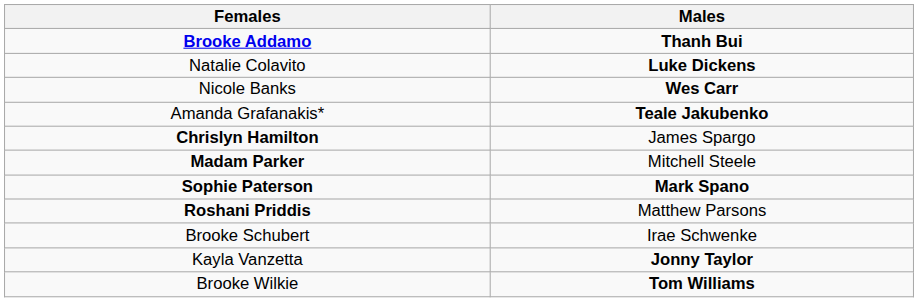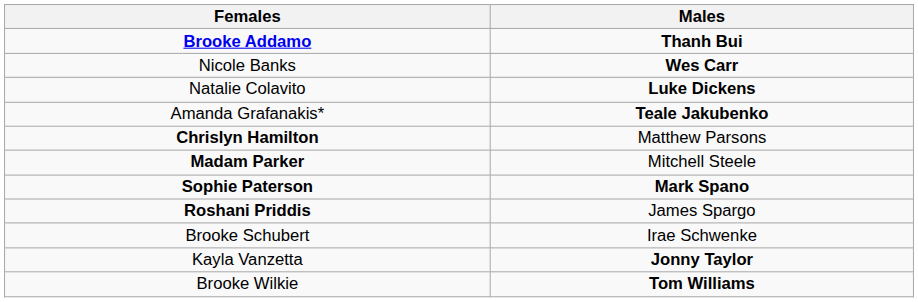rows swapped: (247, 89) <-> (247, 65)
(702, 138) James Spargo -> (702, 138) Matthew Parsons
(702, 211) Matthew Parsons -> (702, 211) James Spargo
